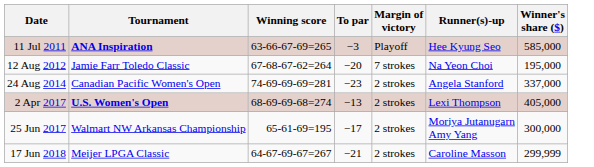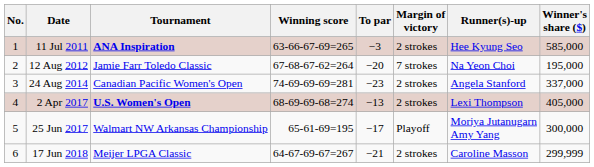+ column: (15, 20)
(391, 46) Playoff -> (417, 46) 2 strokes
(395, 128) 2 strokes -> (413, 128) Playoff
